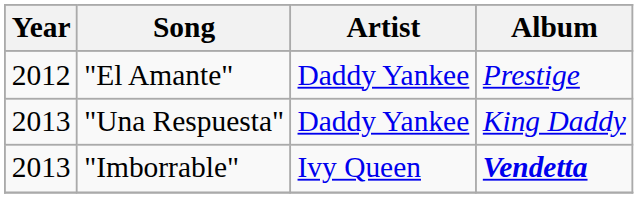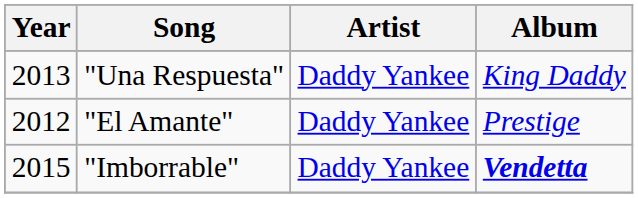rows swapped: (159, 74) <-> (184, 121)
(41, 167) 2013 -> (41, 167) 2015
(359, 167) Ivy Queen -> (383, 167) Daddy Yankee
